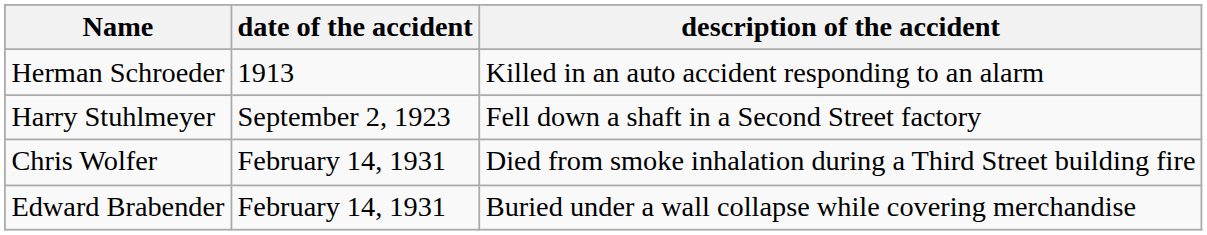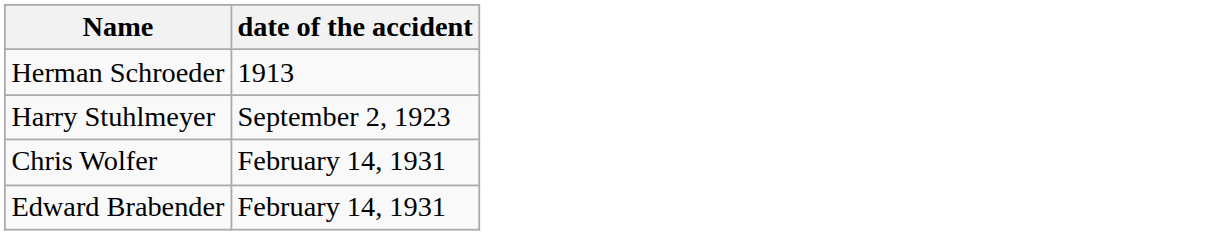- column: (841, 26)
